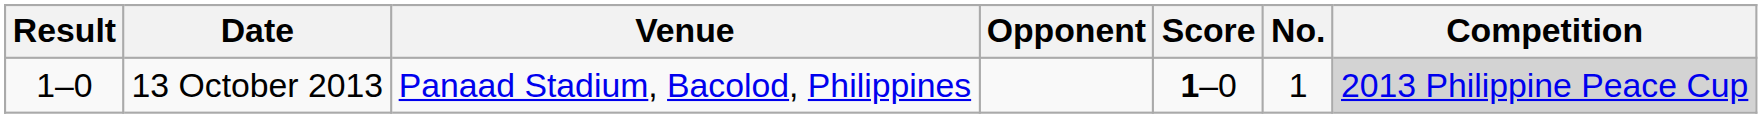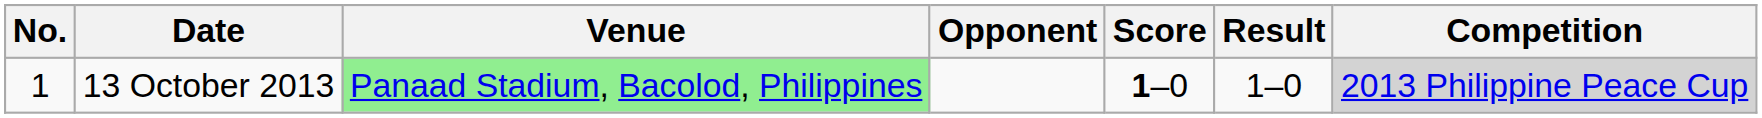columns swapped: (1298, 31) <-> (64, 31)
(685, 84) no background -> (636, 84) lightgreen background
